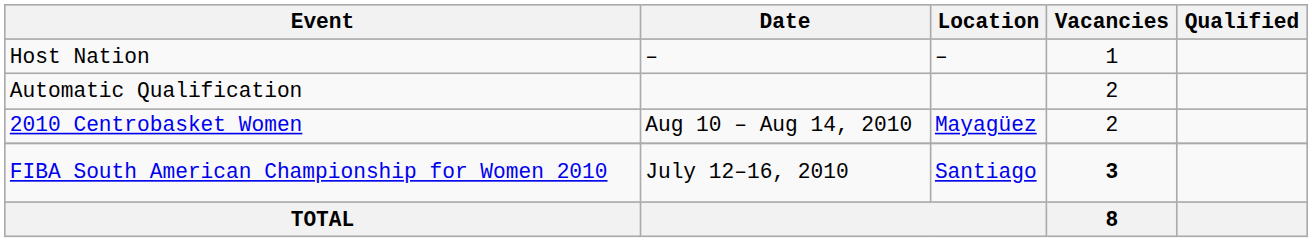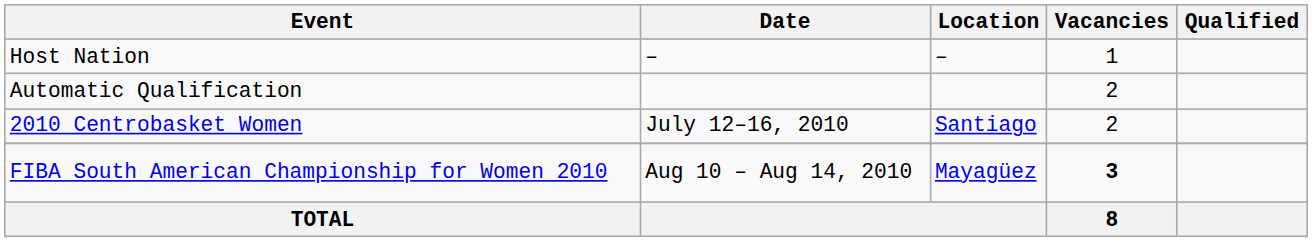(779, 126) Aug 10 – Aug 14, 2010 -> (747, 126) July 12–16, 2010
(986, 126) Mayagüez -> (986, 126) Santiago
(747, 172) July 12–16, 2010 -> (779, 172) Aug 10 – Aug 14, 2010
(986, 172) Santiago -> (986, 172) Mayagüez
